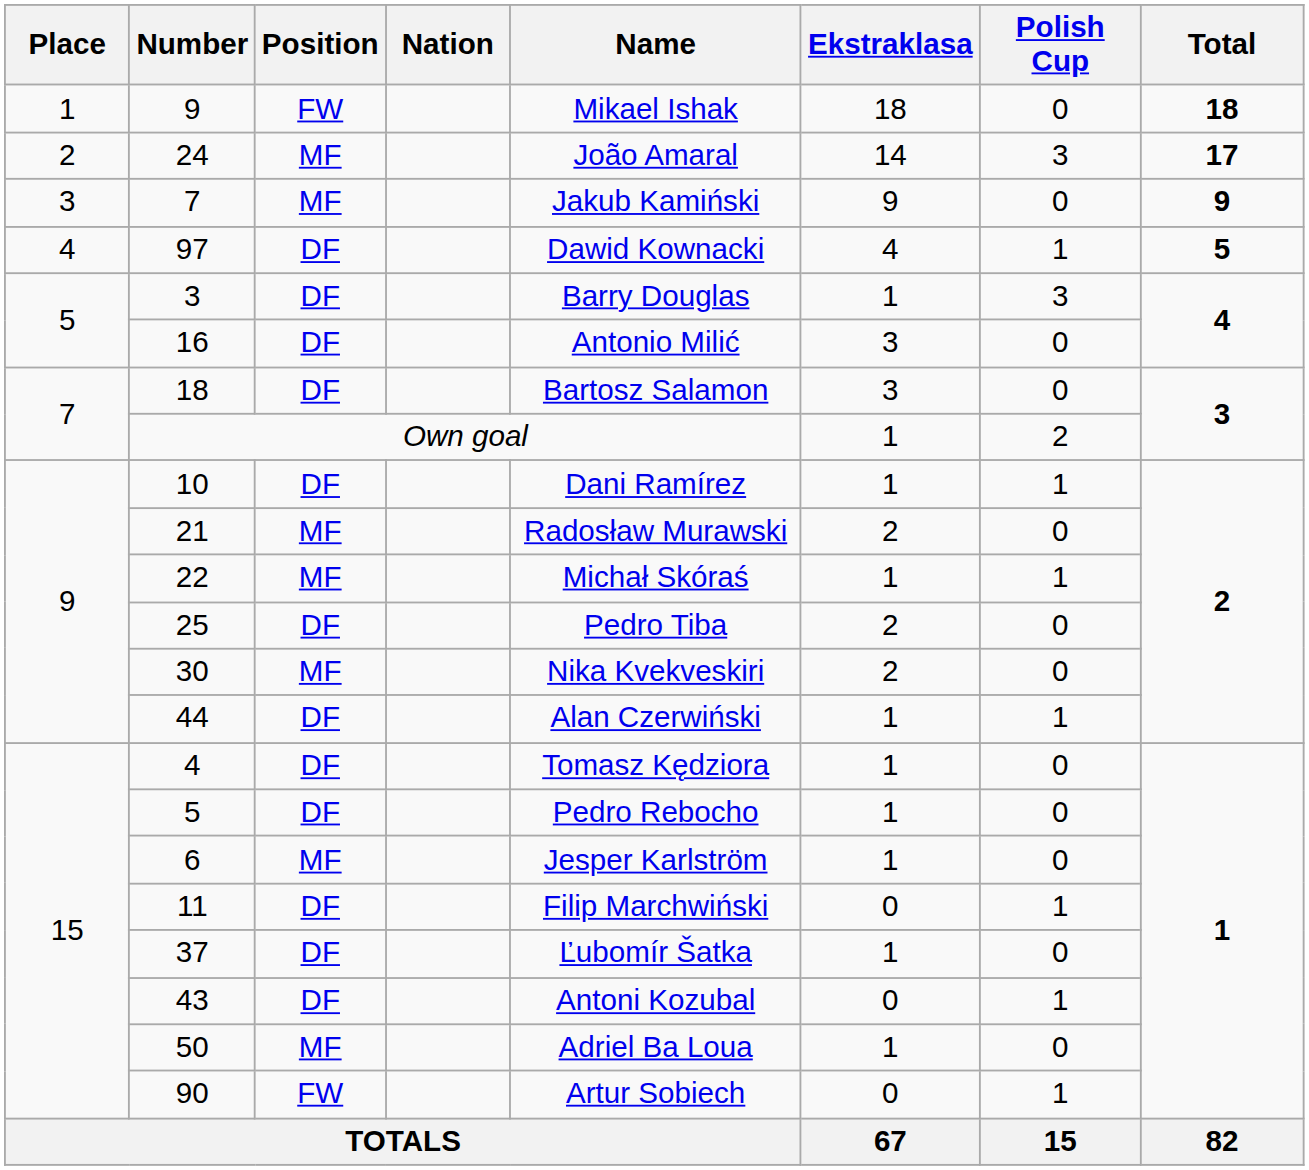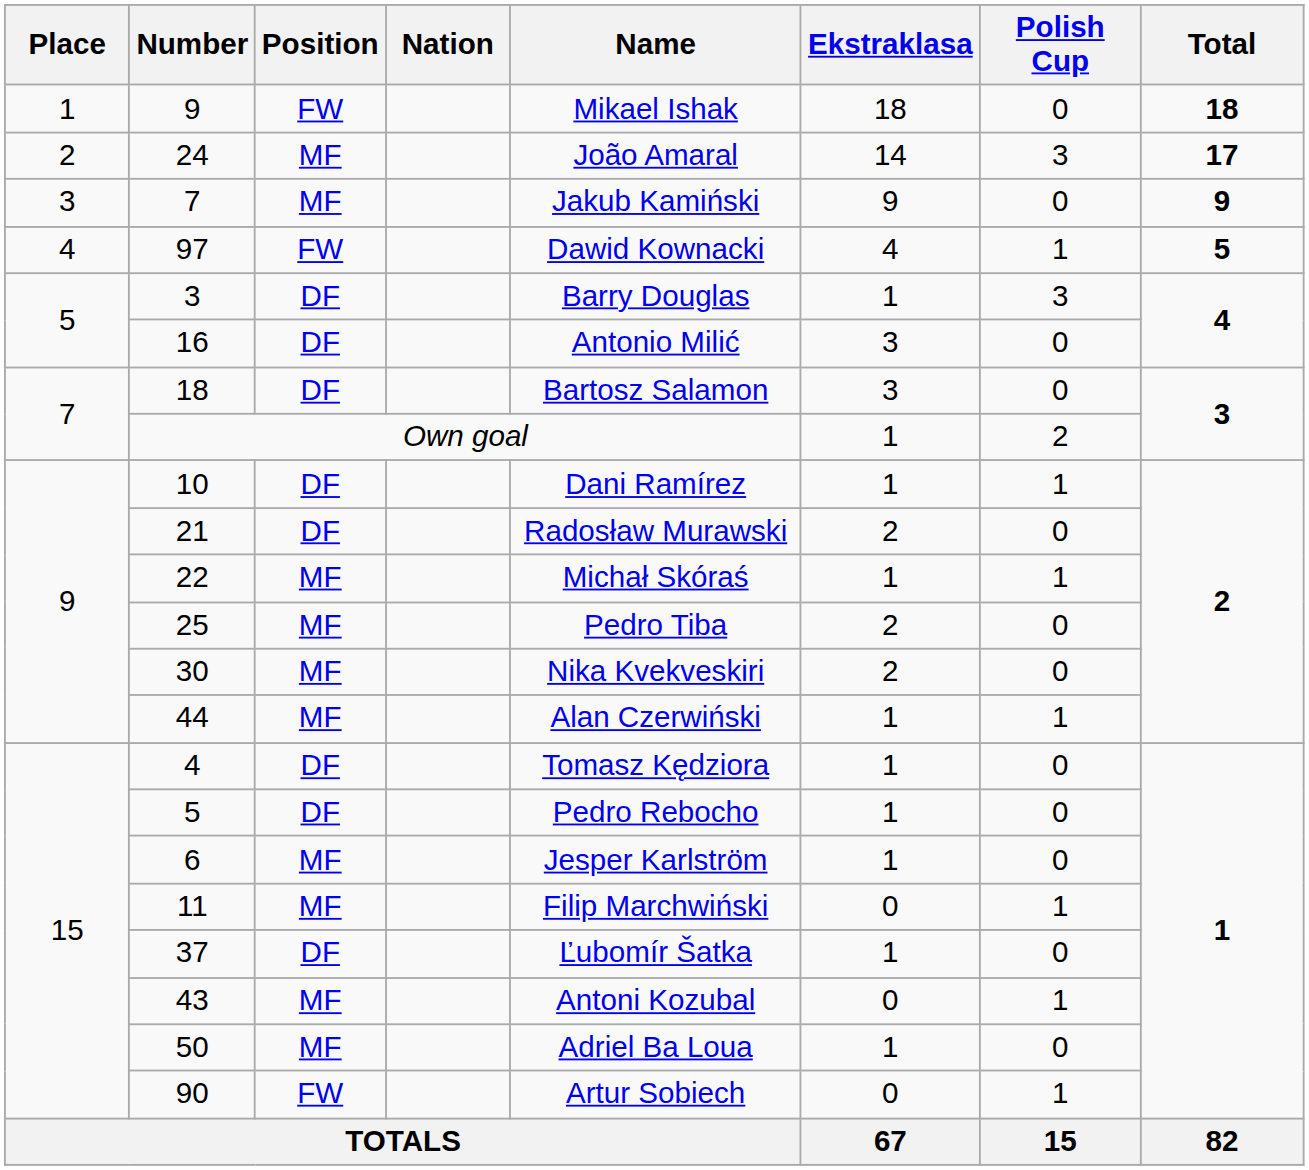(320, 249) DF -> (320, 249) FW
(320, 530) MF -> (320, 530) DF
(320, 624) DF -> (320, 624) MF
(320, 718) DF -> (320, 718) MF
(320, 906) DF -> (320, 906) MF
(320, 1000) DF -> (320, 1000) MF
